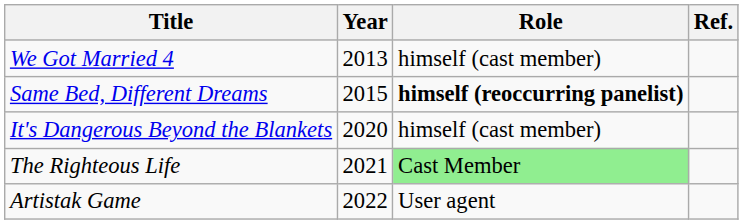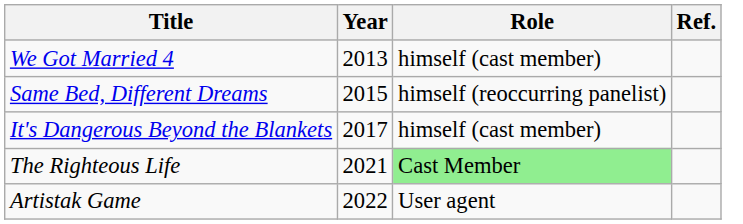(541, 93) bold -> (532, 93) normal
(365, 129) 2020 -> (365, 129) 2017
